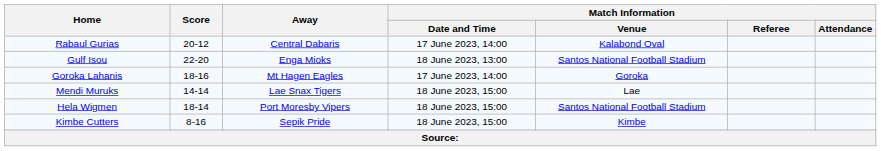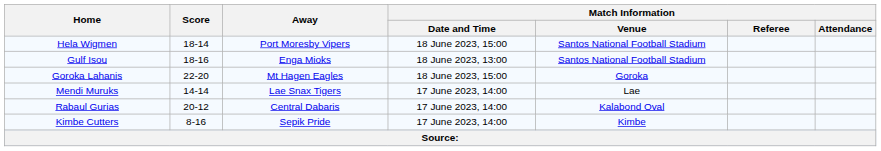rows swapped: (87, 44) <-> (87, 107)
(196, 60) 22-20 -> (196, 60) 18-16
(196, 75) 18-16 -> (196, 75) 22-20
(462, 75) 17 June 2023, 14:00 -> (462, 75) 18 June 2023, 15:00
(462, 91) 18 June 2023, 15:00 -> (462, 91) 17 June 2023, 14:00
(462, 122) 18 June 2023, 15:00 -> (462, 122) 17 June 2023, 14:00
